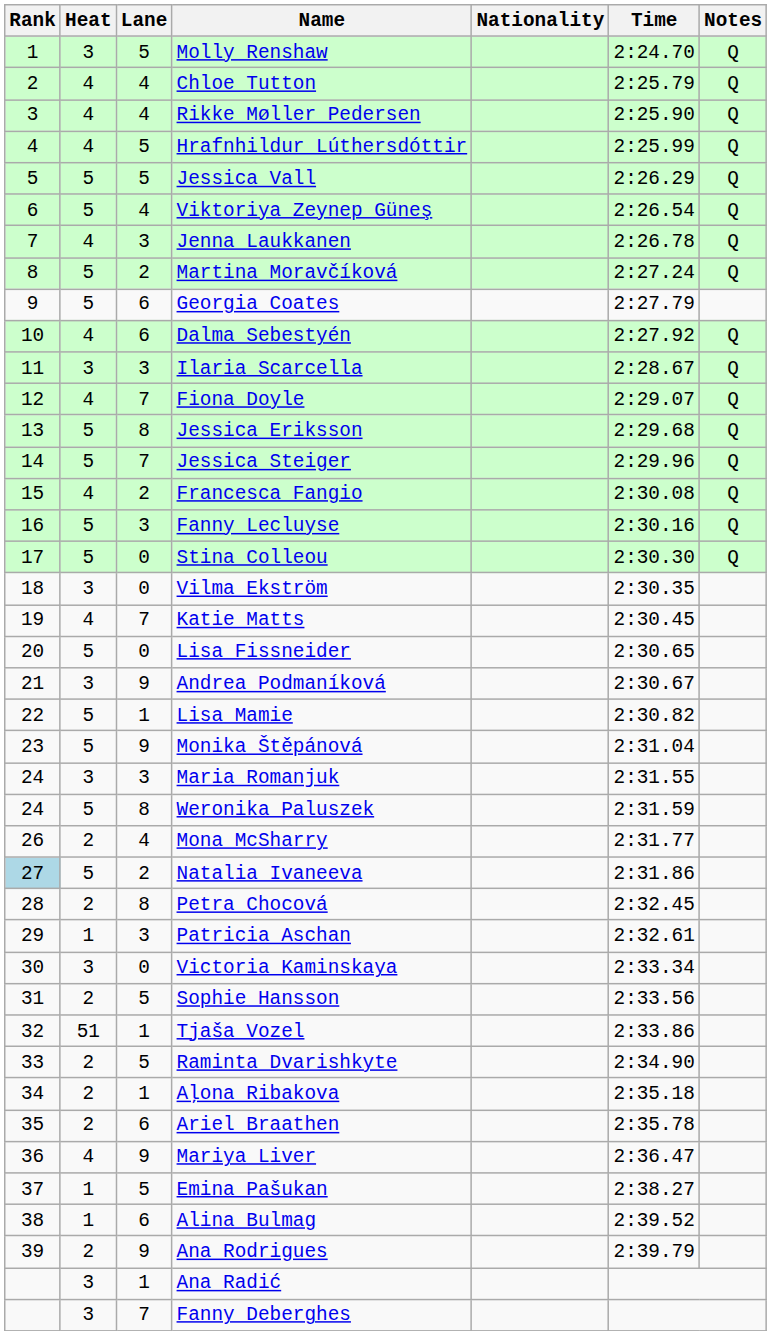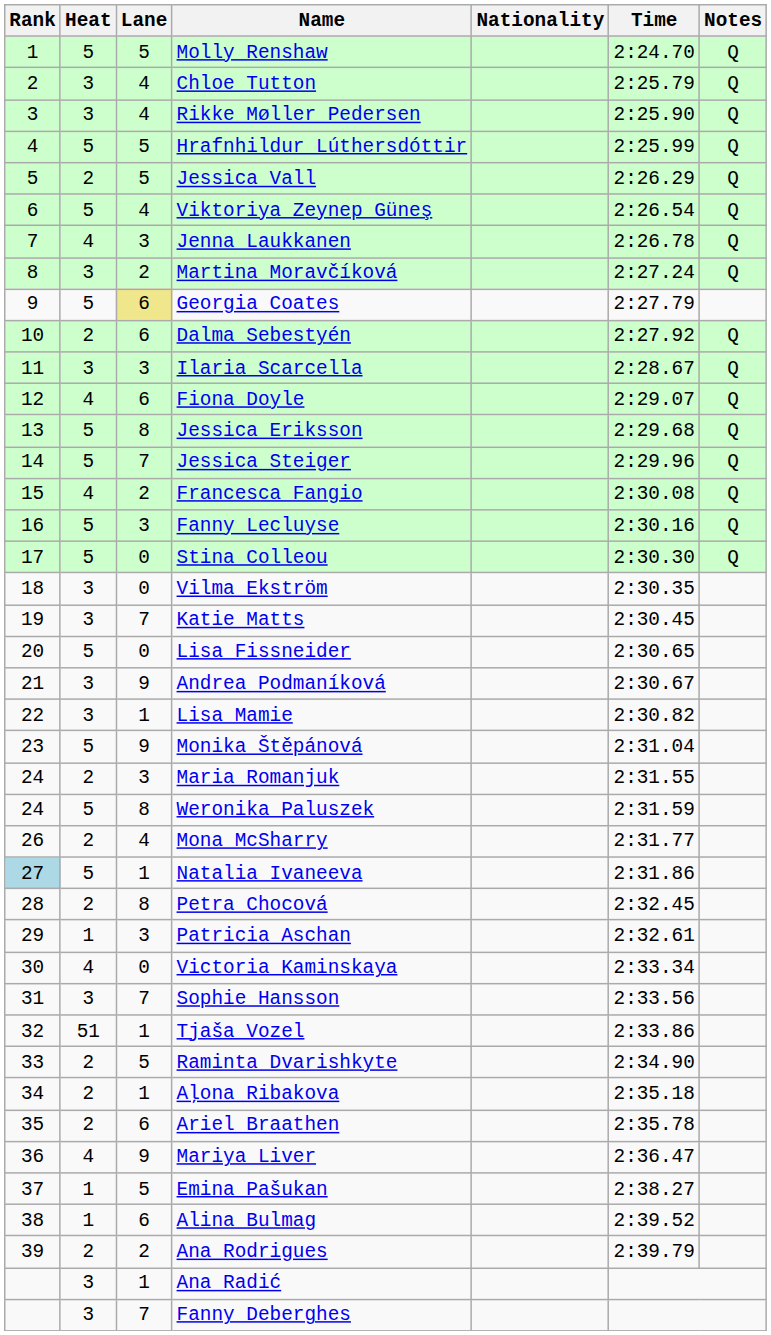(88, 52) 3 -> (88, 52) 5
(88, 84) 4 -> (88, 84) 3
(88, 115) 4 -> (88, 115) 3
(88, 147) 4 -> (88, 147) 5
(88, 178) 5 -> (88, 178) 2
(88, 273) 5 -> (88, 273) 3
(144, 305) no background -> (144, 305) khaki background
(88, 336) 4 -> (88, 336) 2
(144, 399) 7 -> (144, 399) 6
(88, 620) 4 -> (88, 620) 3
(88, 715) 5 -> (88, 715) 3
(88, 778) 3 -> (88, 778) 2
(144, 873) 2 -> (144, 873) 1
(88, 968) 3 -> (88, 968) 4
(88, 999) 2 -> (88, 999) 3
(144, 999) 5 -> (144, 999) 7
(144, 1252) 9 -> (144, 1252) 2
